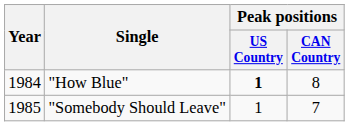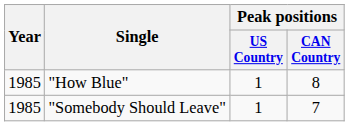(25, 82) 1984 -> (25, 82) 1985
(258, 82) bold -> (258, 82) normal
